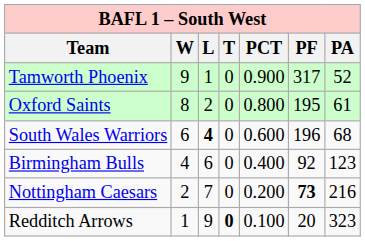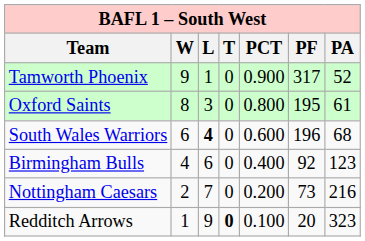(208, 105) 2 -> (208, 105) 3
(307, 192) bold -> (307, 192) normal
